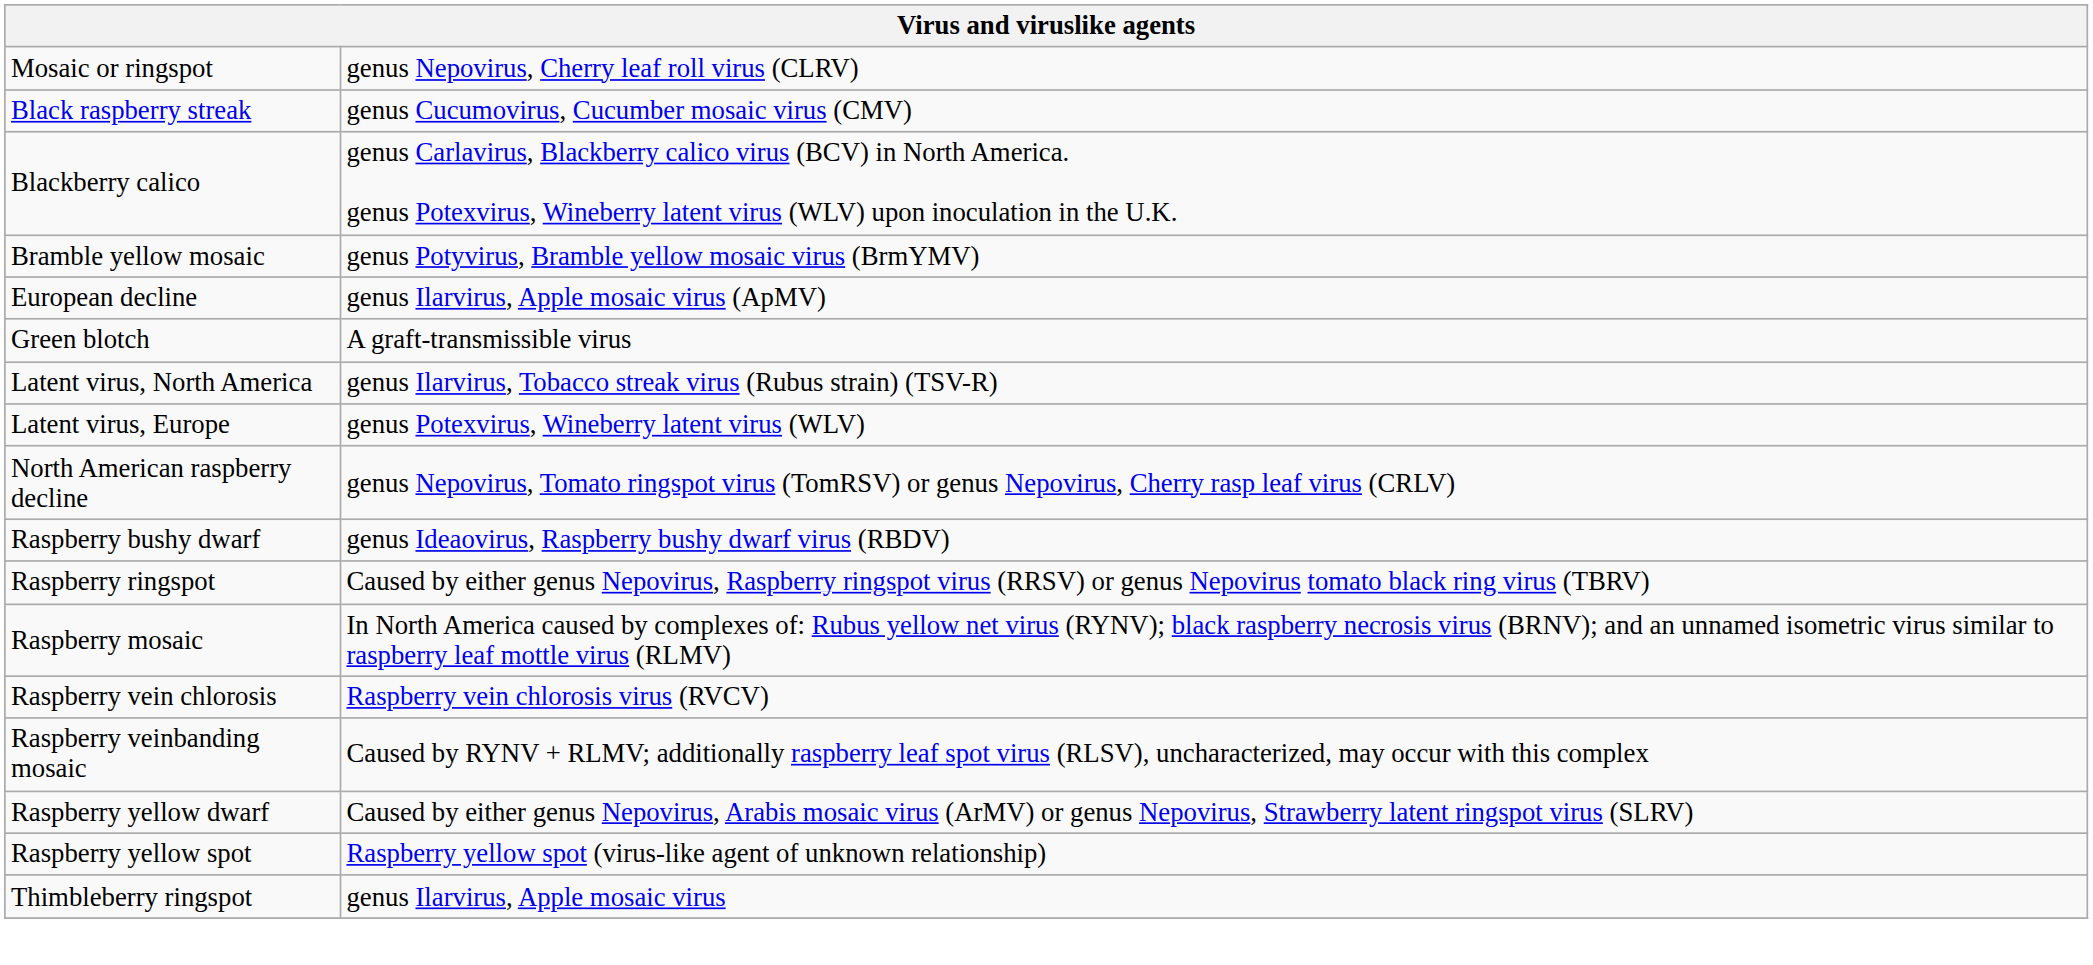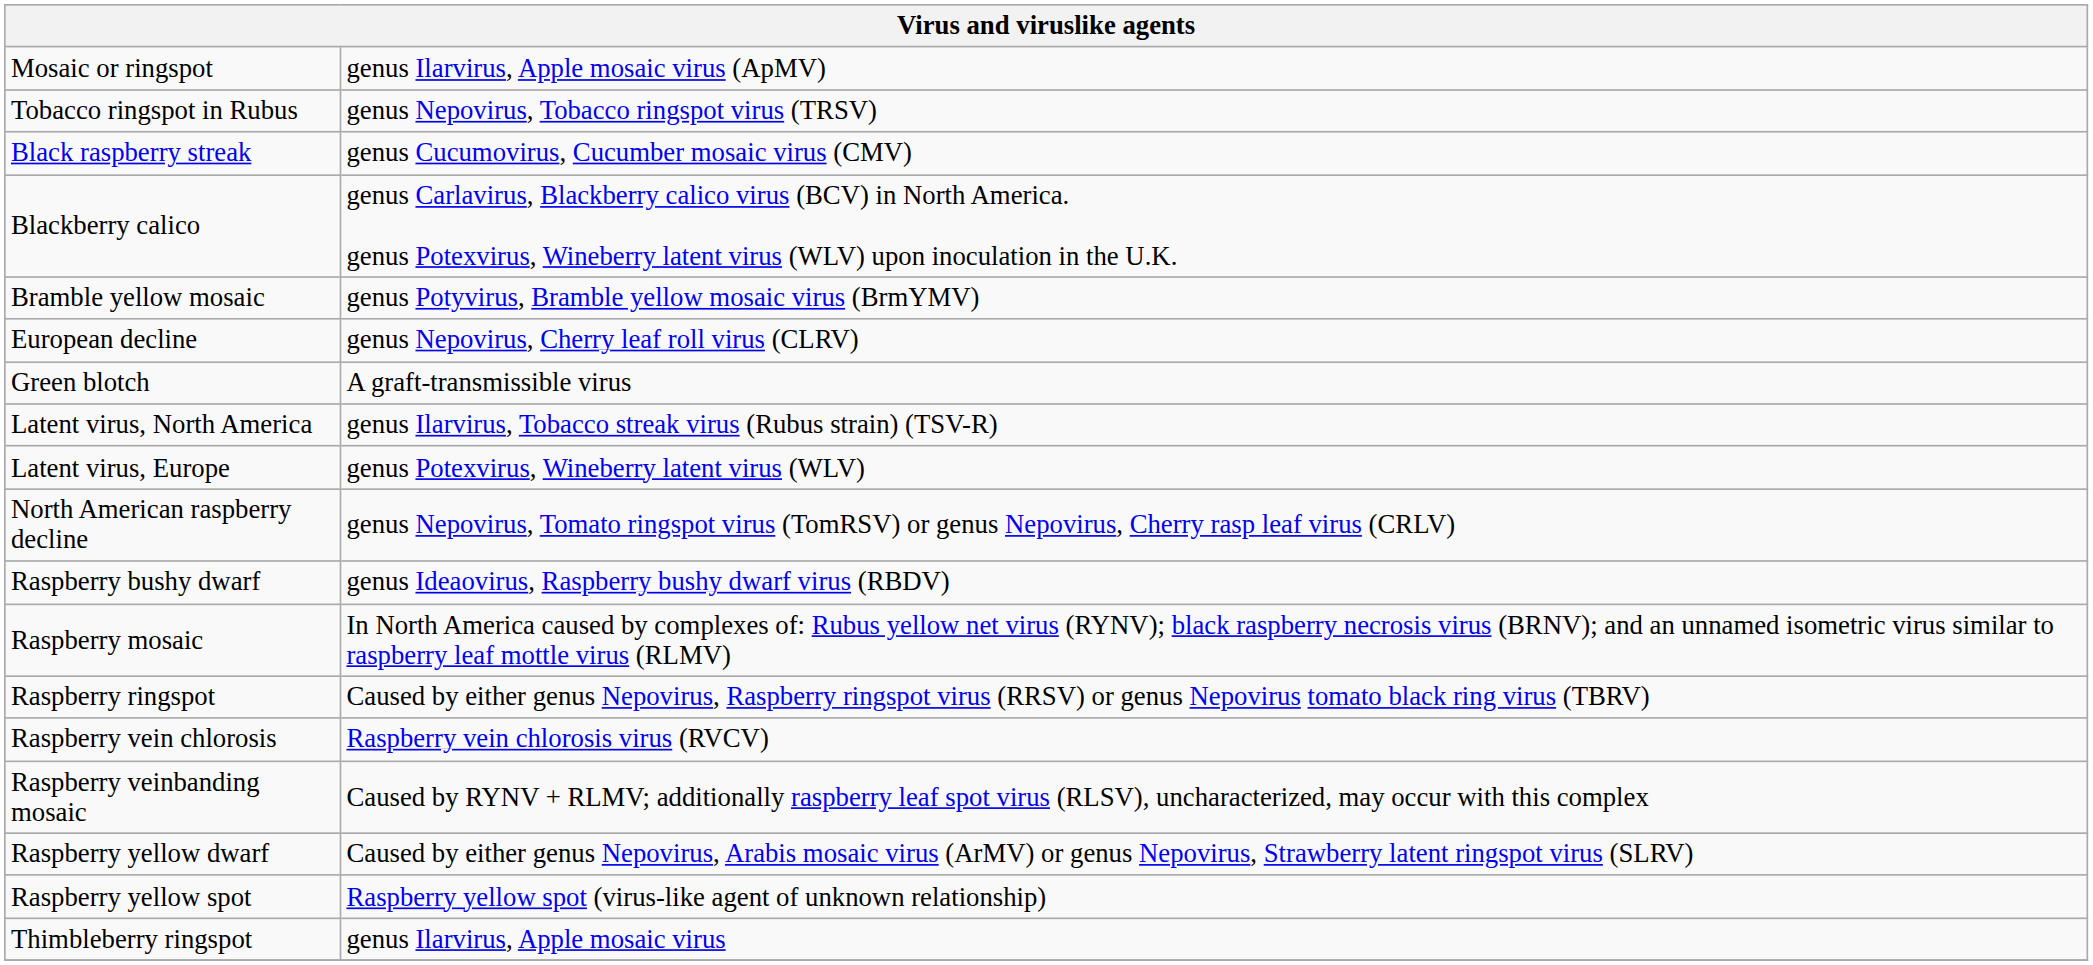(603, 68) genus Nepovirus, Cherry leaf roll virus (CLRV) -> (586, 68) genus Ilarvirus, Apple mosaic virus (ApMV)
+ row: (154, 110)
(586, 297) genus Ilarvirus, Apple mosaic virus (ApMV) -> (603, 340) genus Nepovirus, Cherry leaf roll virus (CLRV)
rows swapped: (107, 639) <-> (113, 582)
